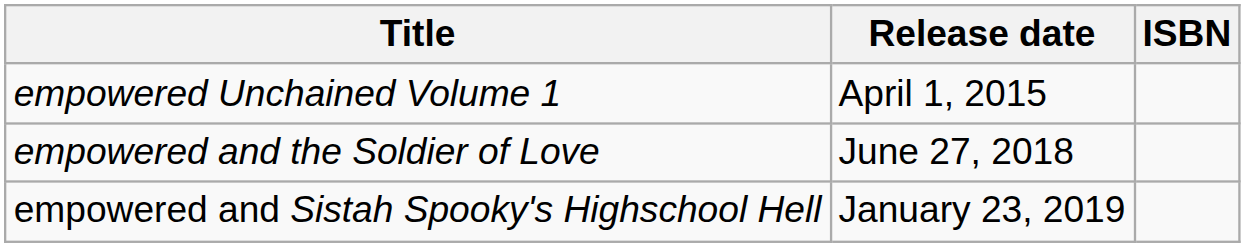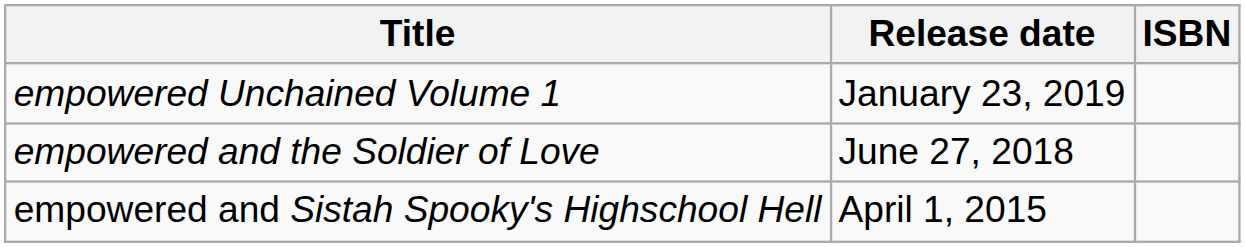(943, 92) April 1, 2015 -> (982, 92) January 23, 2019
(982, 210) January 23, 2019 -> (943, 210) April 1, 2015
